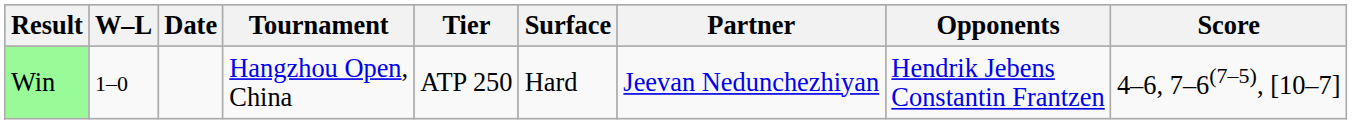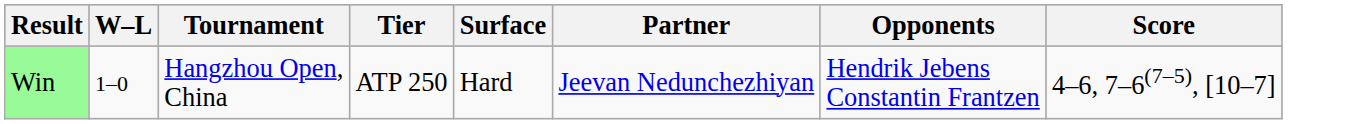- column: (191, 25)
